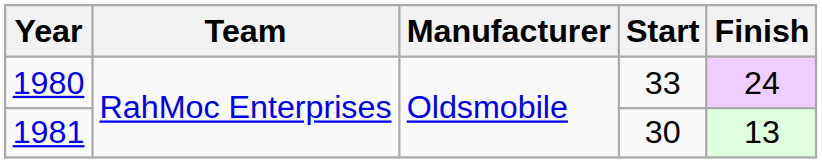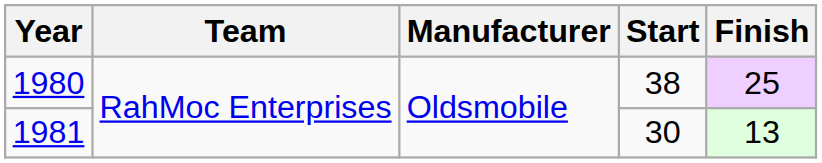(663, 82) 33 -> (663, 82) 38
(762, 82) 24 -> (762, 82) 25
